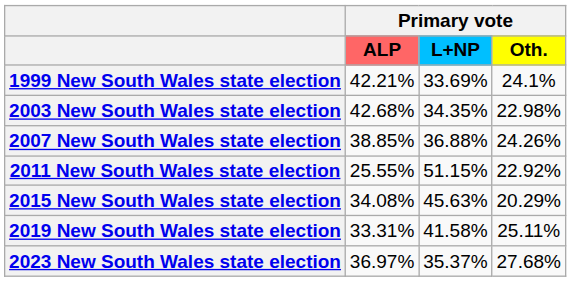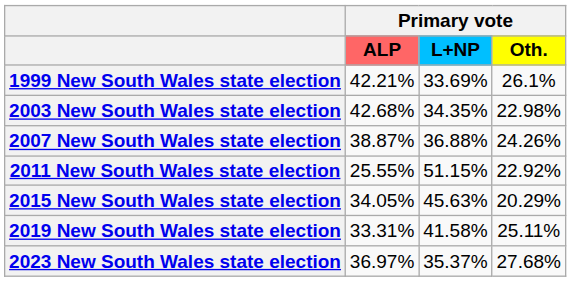(529, 80) 24.1% -> (529, 80) 26.1%
(382, 140) 38.85% -> (382, 140) 38.87%
(382, 200) 34.08% -> (382, 200) 34.05%
